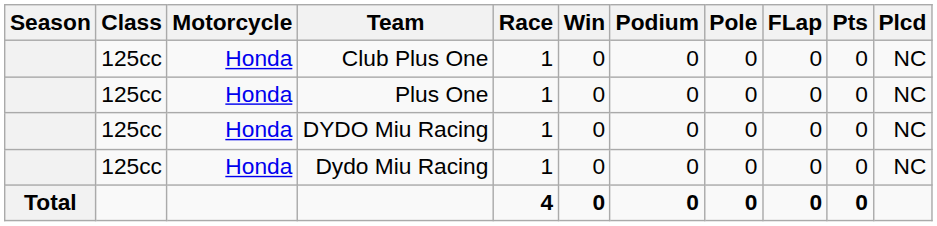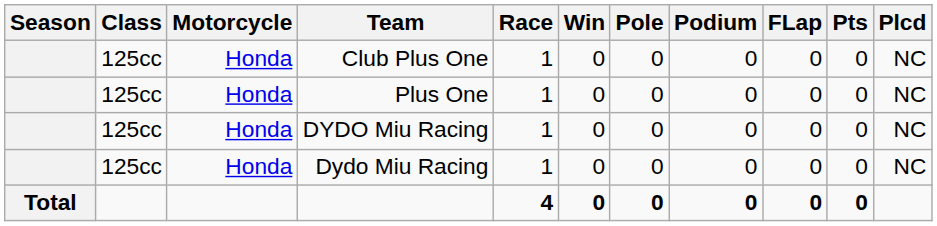columns swapped: (657, 22) <-> (733, 22)
